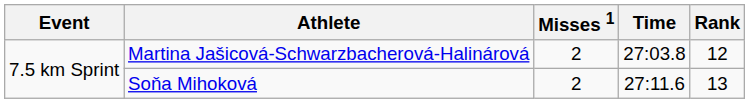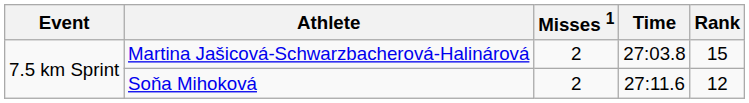(717, 54) 12 -> (717, 54) 15
(717, 84) 13 -> (717, 84) 12
